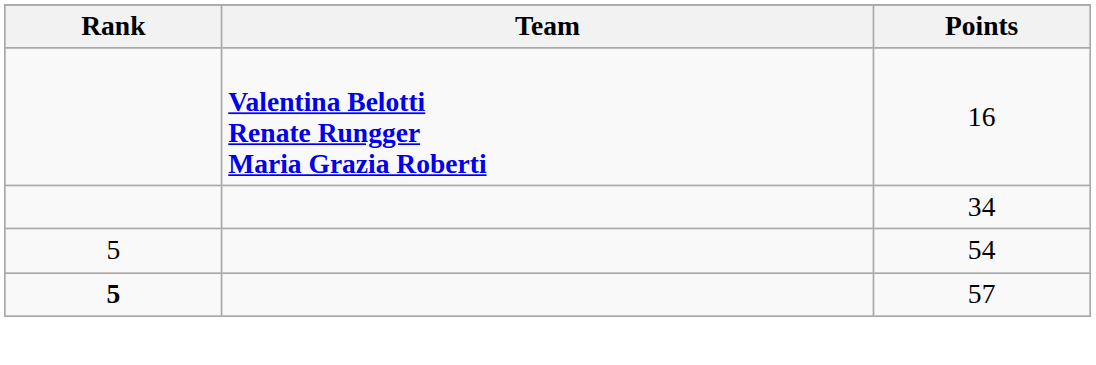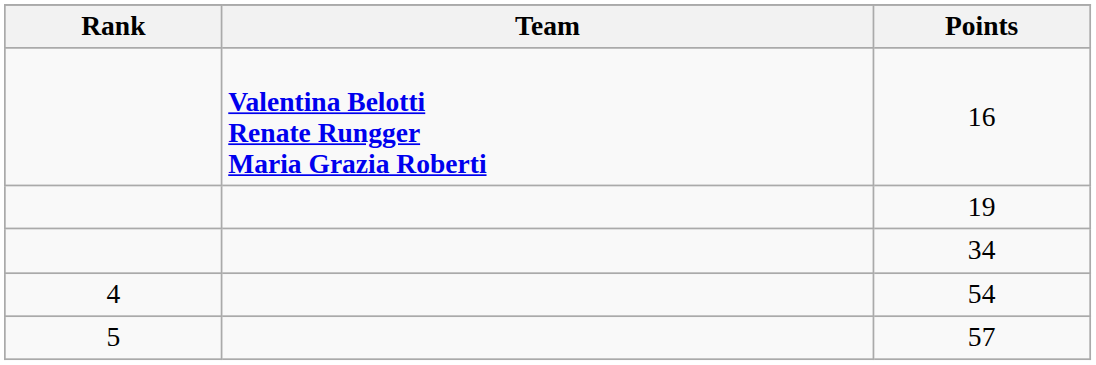+ row: (982, 206)
(113, 250) 5 -> (113, 293) 4
(113, 293) bold -> (113, 337) normal
